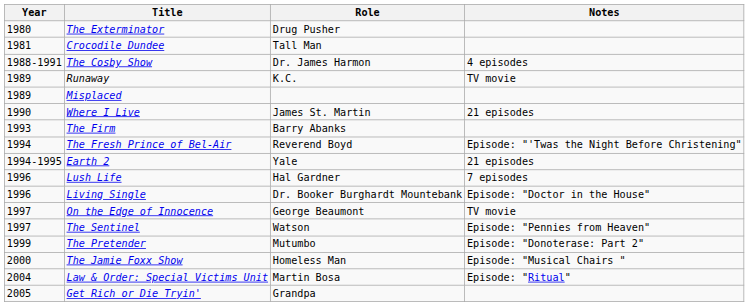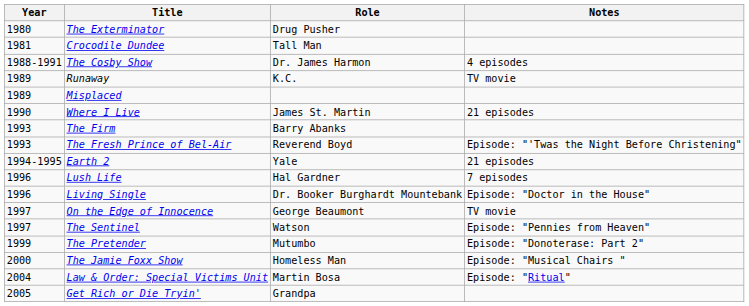(19, 145) 1994 -> (19, 145) 1993
